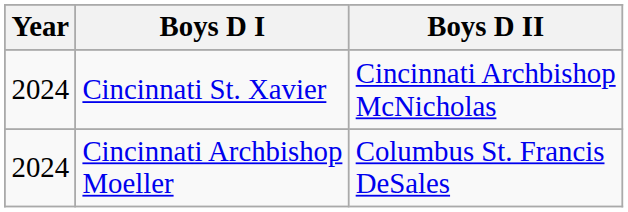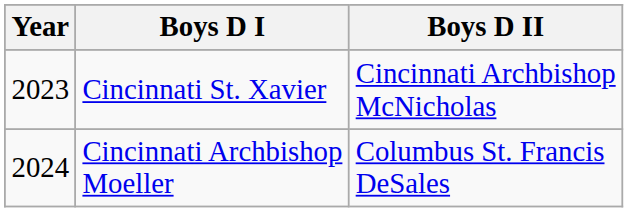(40, 89) 2024 -> (40, 89) 2023
